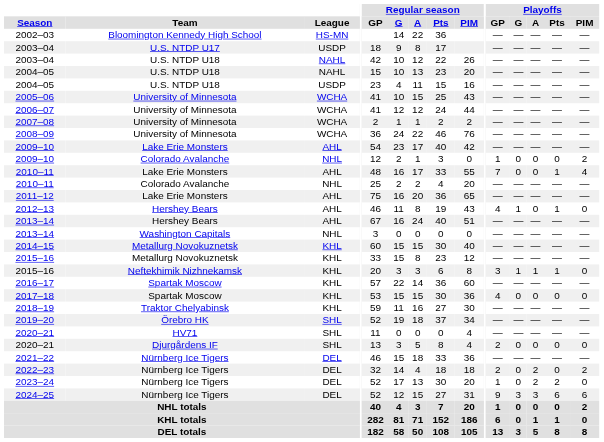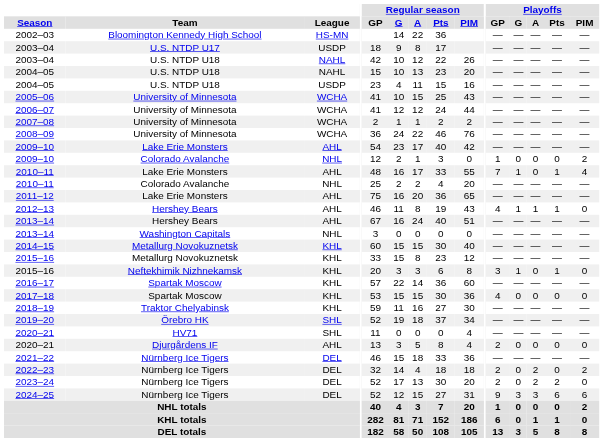(518, 171) 0 -> (518, 171) 1
(536, 208) 0 -> (536, 208) 1
(536, 270) 1 -> (536, 270) 0
(332, 345) SHL -> (332, 345) AHL
(498, 382) 1 -> (498, 382) 2
